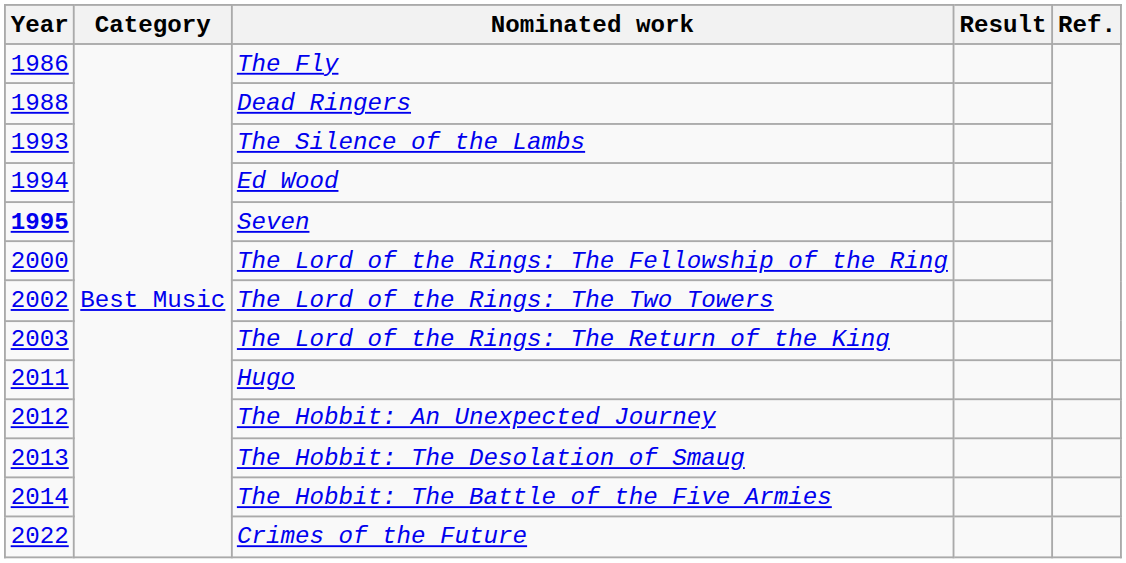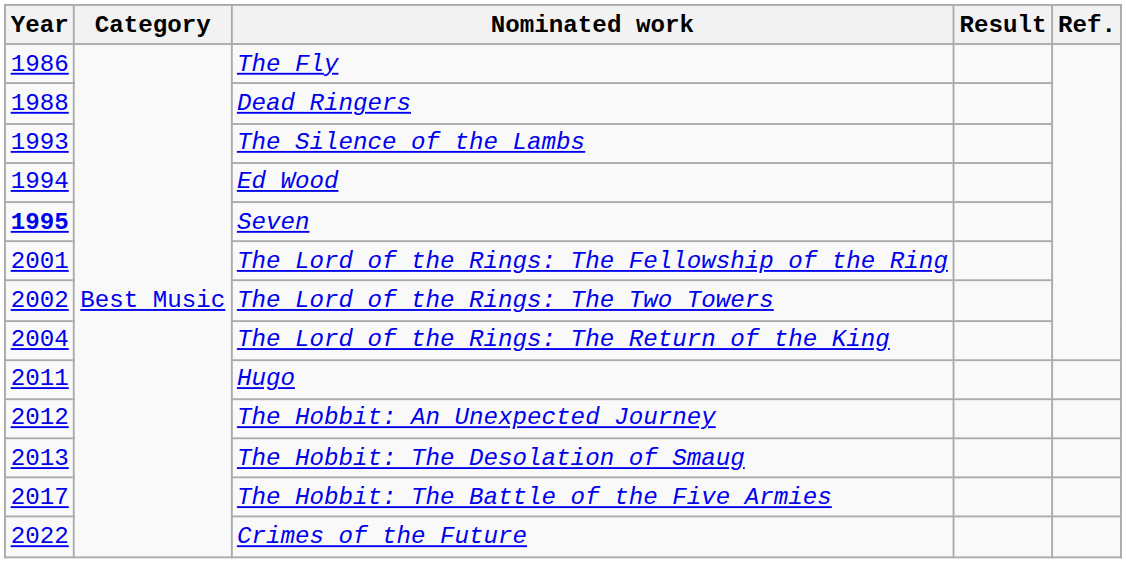(40, 261) 2000 -> (40, 261) 2001
(40, 340) 2003 -> (40, 340) 2004
(40, 498) 2014 -> (40, 498) 2017
